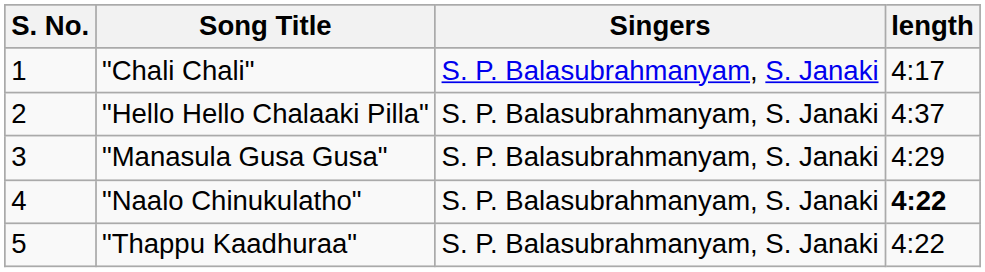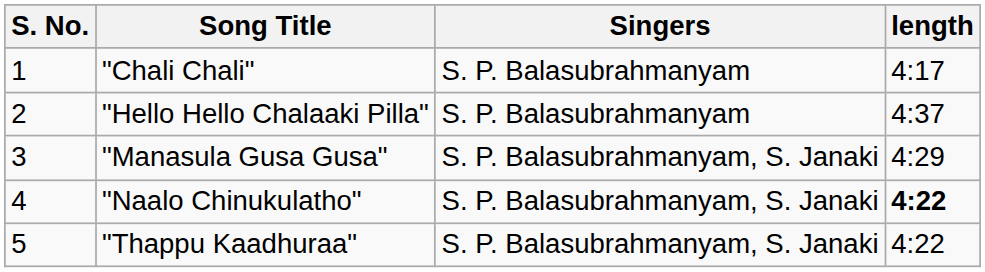(660, 69) S. P. Balasubrahmanyam, S. Janaki -> (596, 69) S. P. Balasubrahmanyam
(660, 113) S. P. Balasubrahmanyam, S. Janaki -> (596, 113) S. P. Balasubrahmanyam
